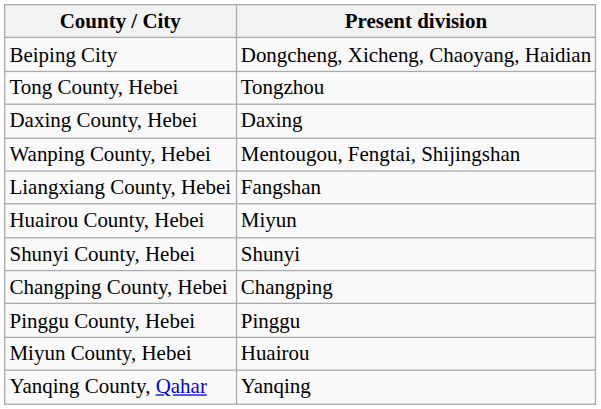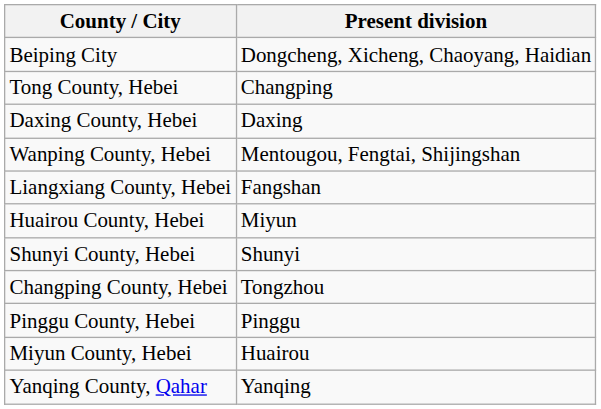(283, 87) Tongzhou -> (287, 87) Changping
(287, 287) Changping -> (283, 287) Tongzhou
